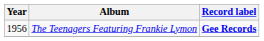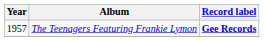(17, 28) 1956 -> (17, 28) 1957
